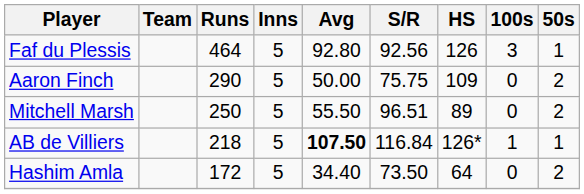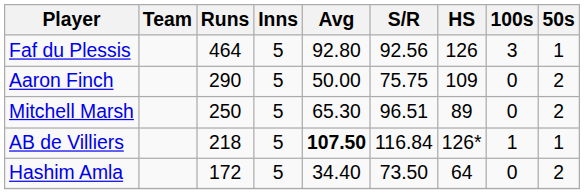(336, 111) 55.50 -> (336, 111) 65.30
